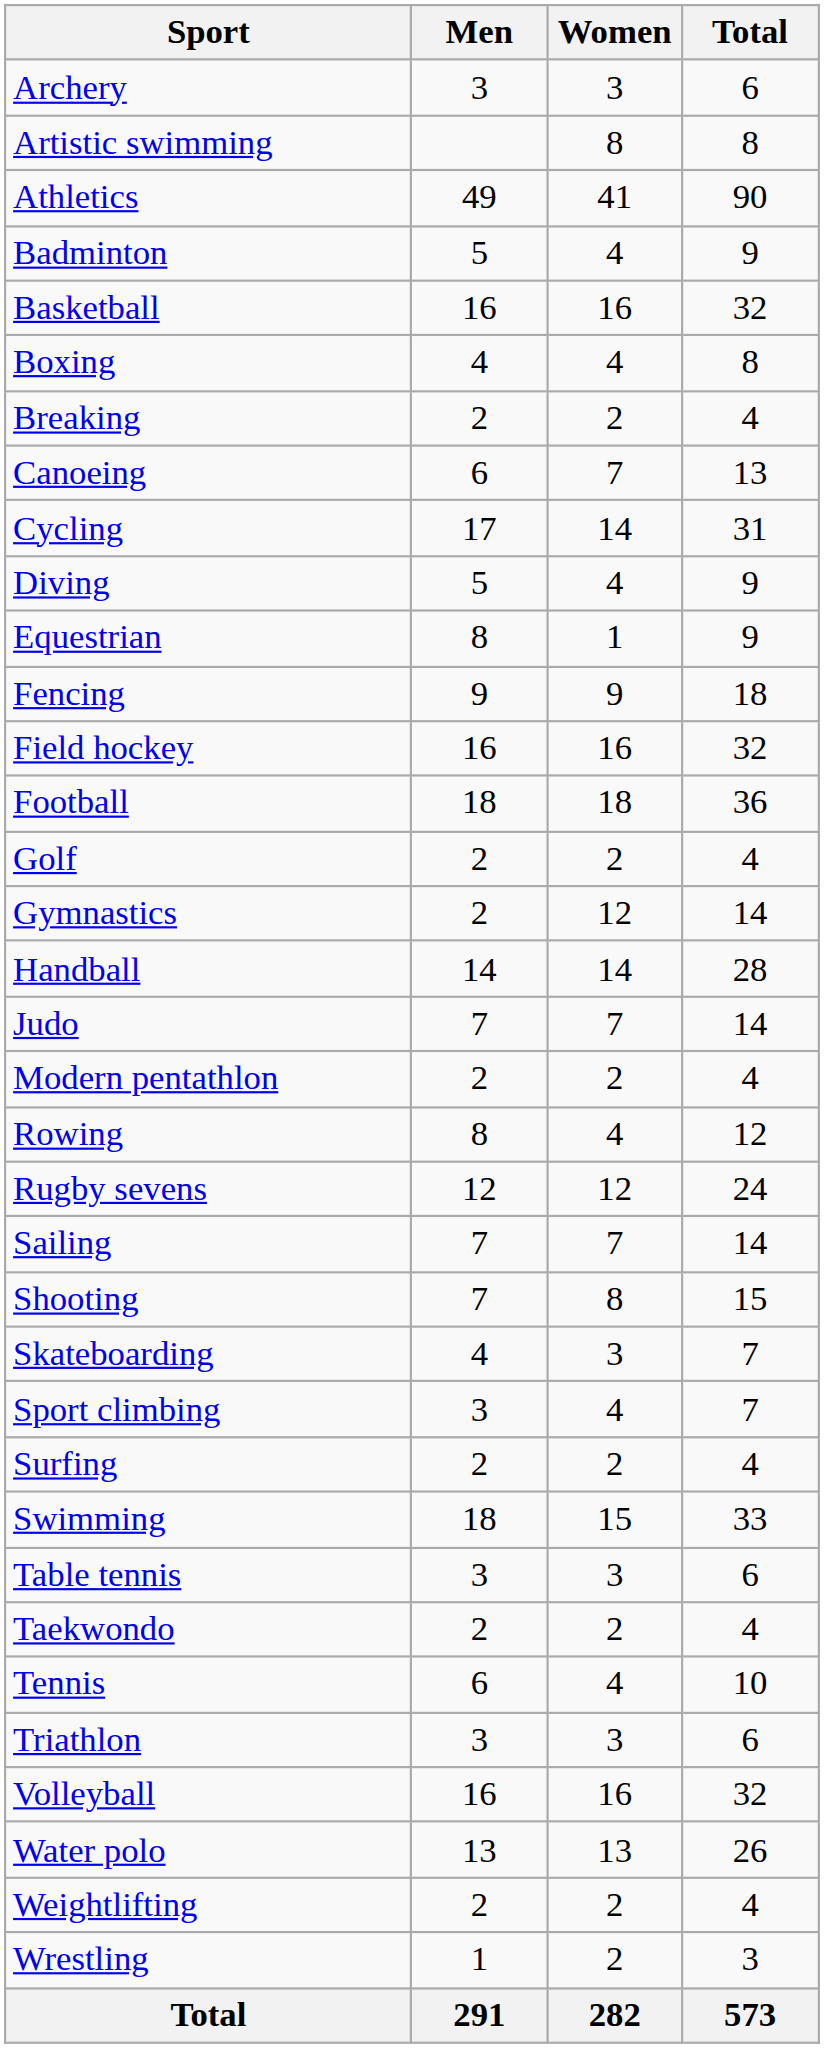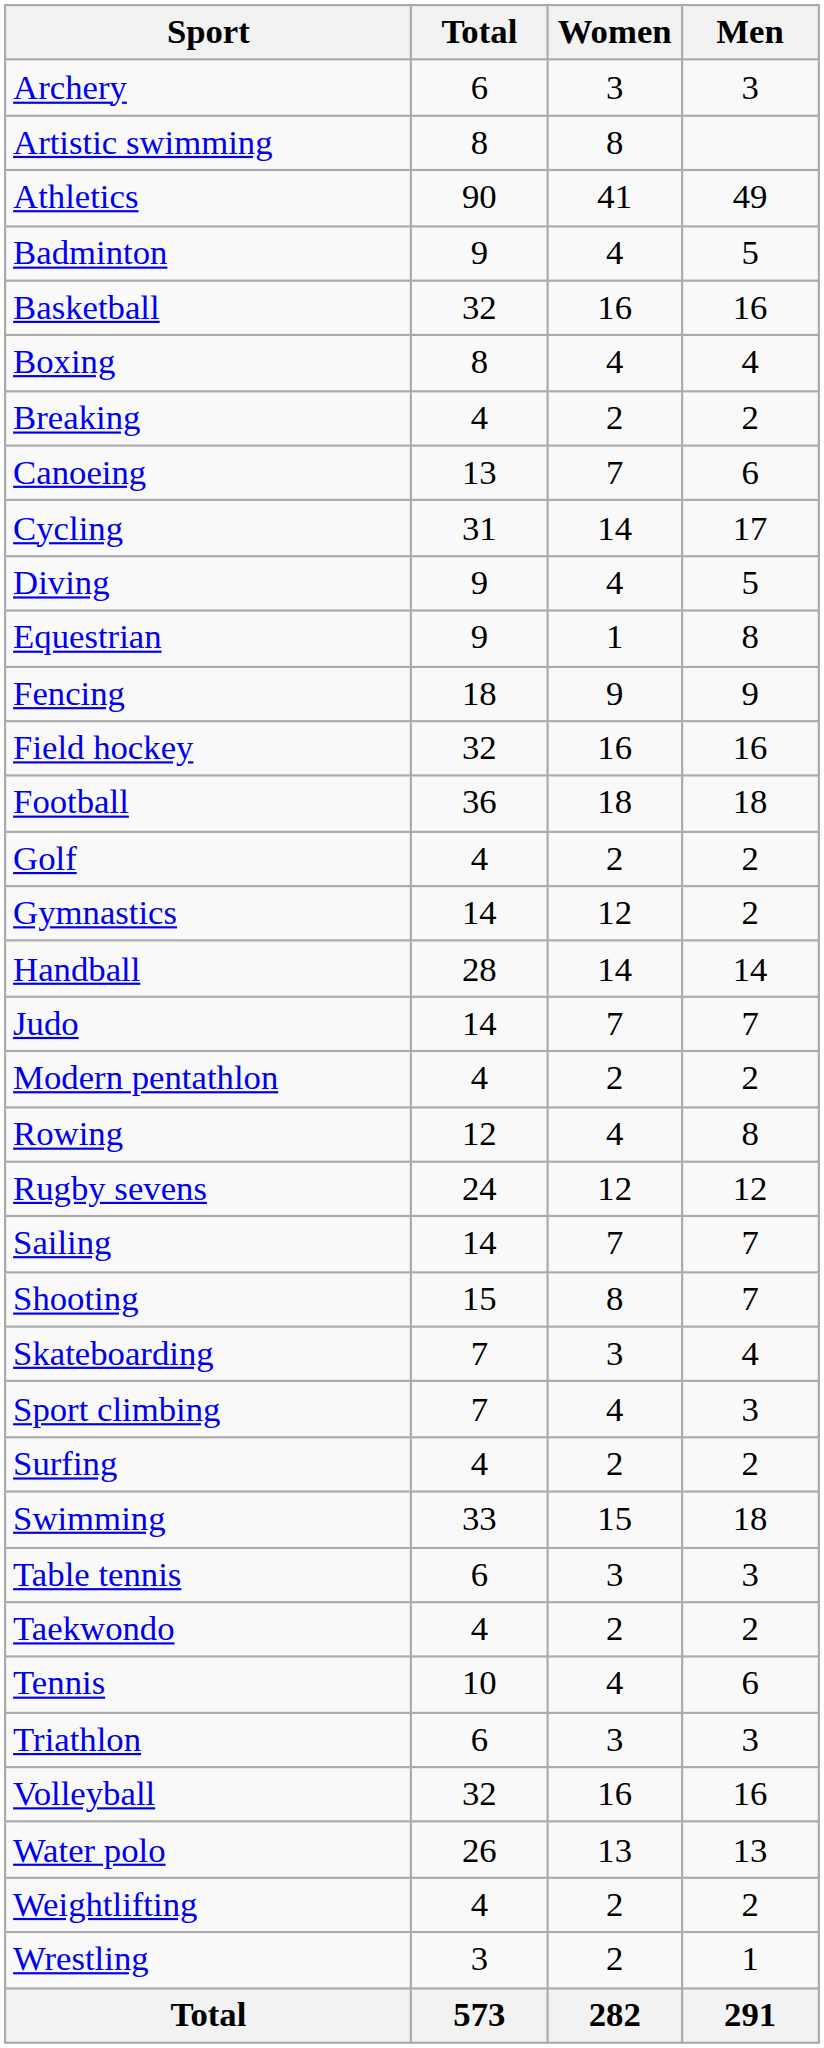columns swapped: (479, 32) <-> (750, 32)
